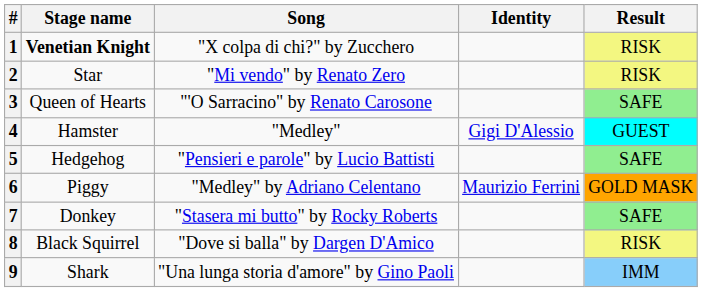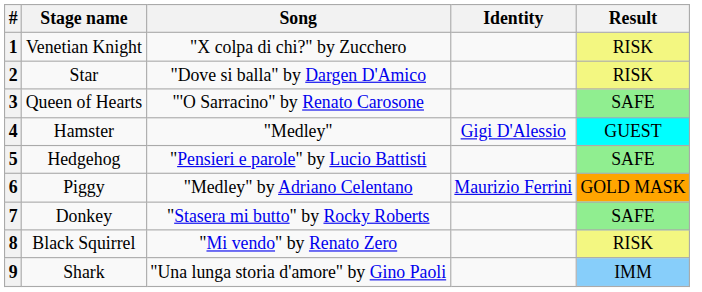(88, 46) bold -> (84, 46) normal
(306, 74) "Mi vendo" by Renato Zero -> (298, 74) "Dove si balla" by Dargen D'Amico
(306, 243) "Dove si balla" by Dargen D'Amico -> (298, 243) "Mi vendo" by Renato Zero
